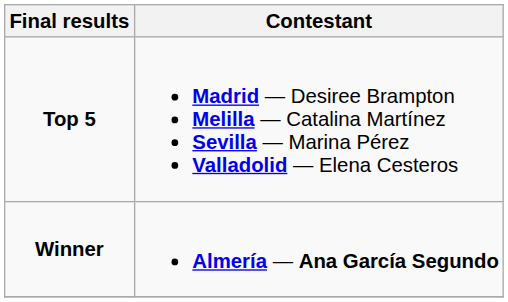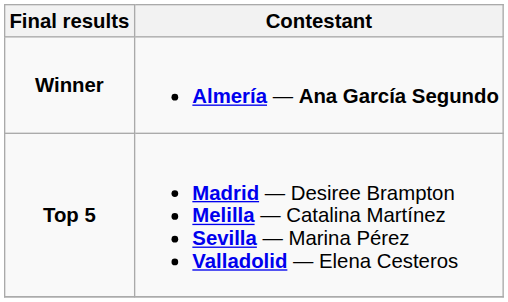rows swapped: (69, 249) <-> (69, 119)
